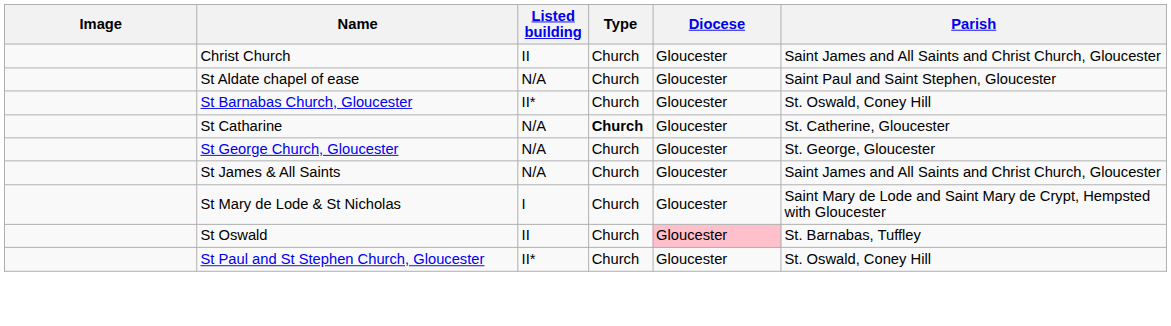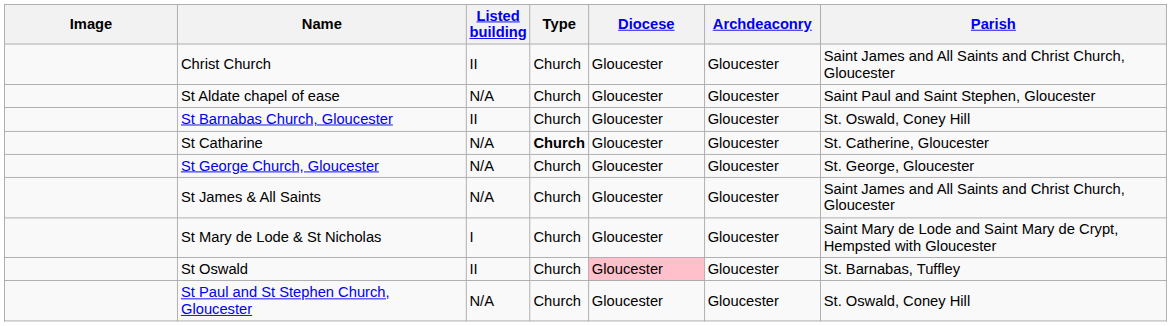+ column: (762, 24)
(529, 102) II* -> (474, 119) II
(529, 259) II* -> (482, 300) N/A
